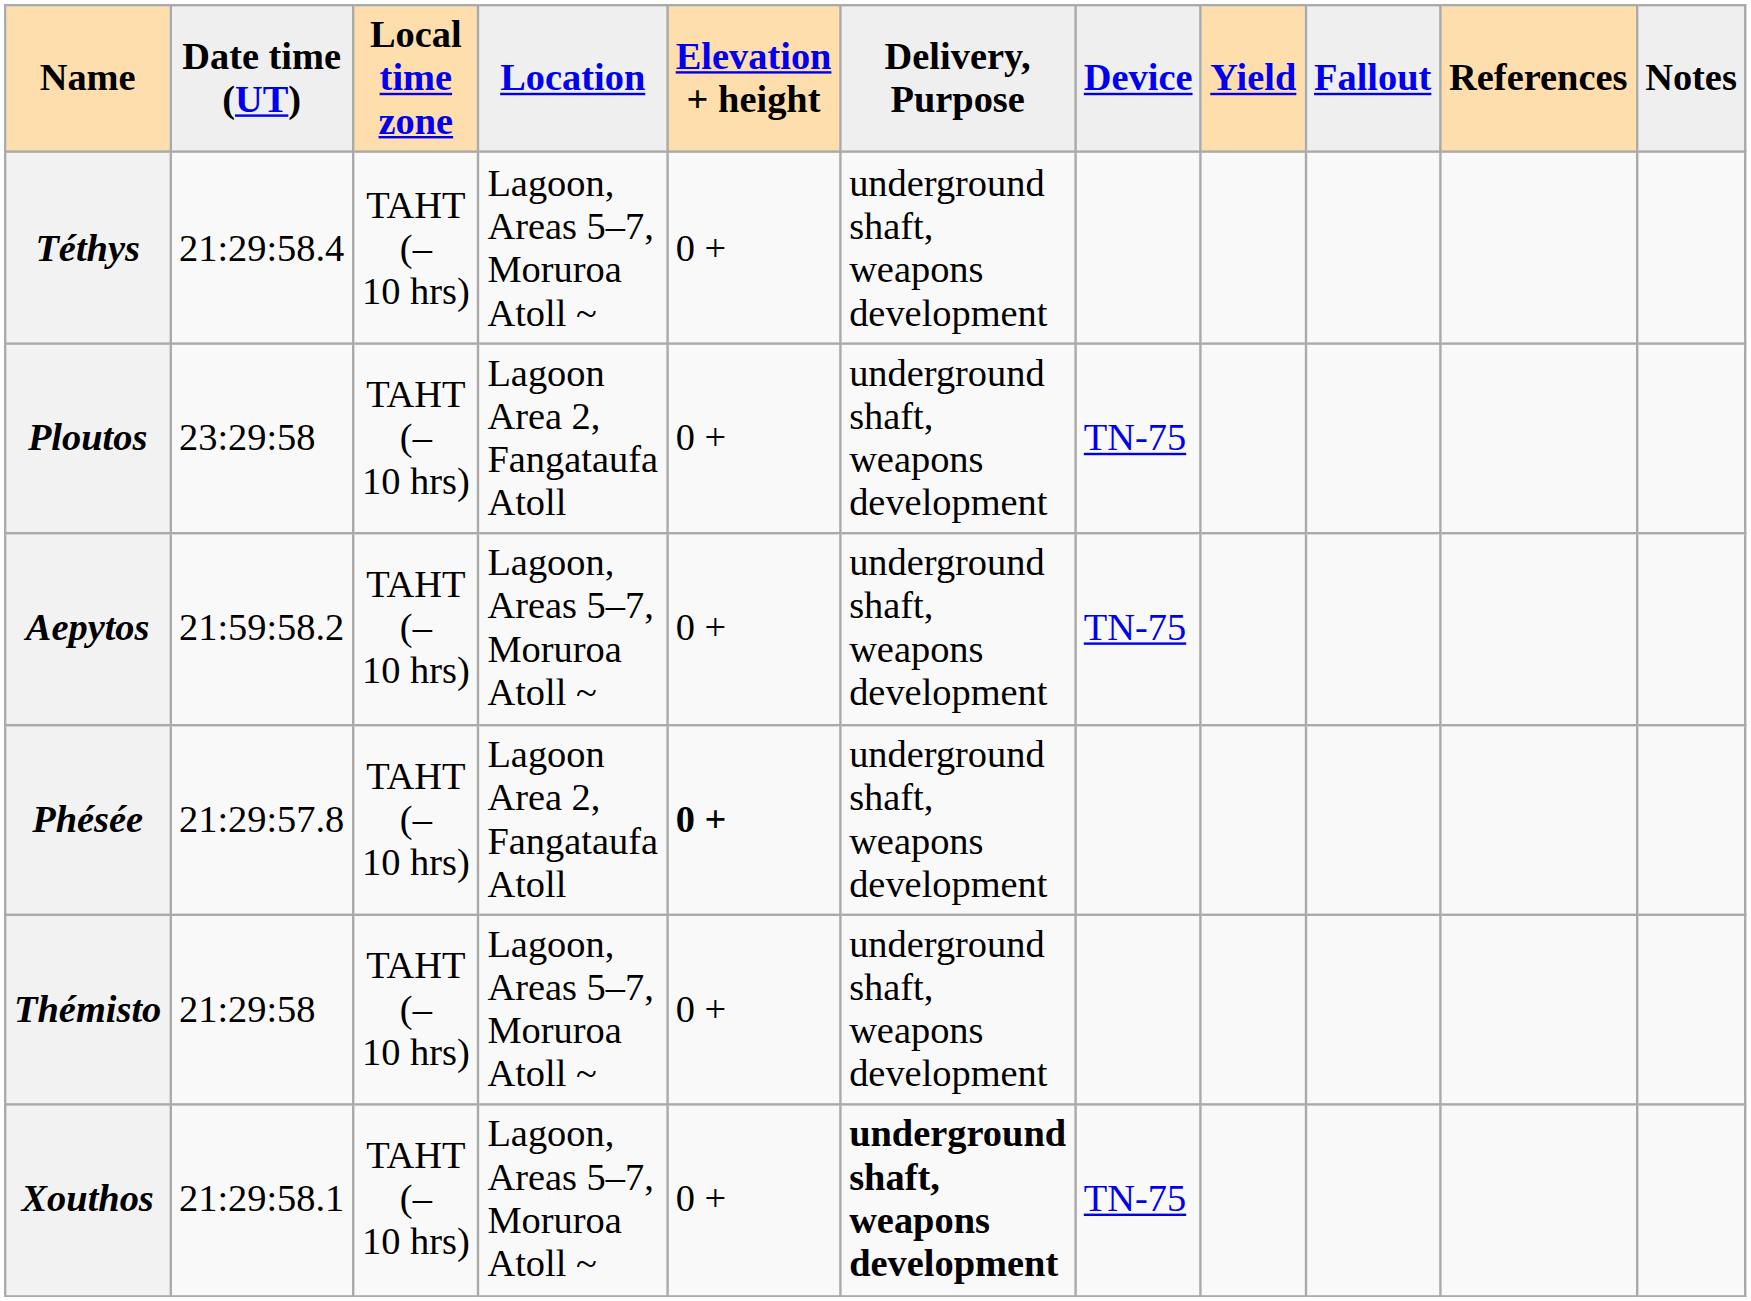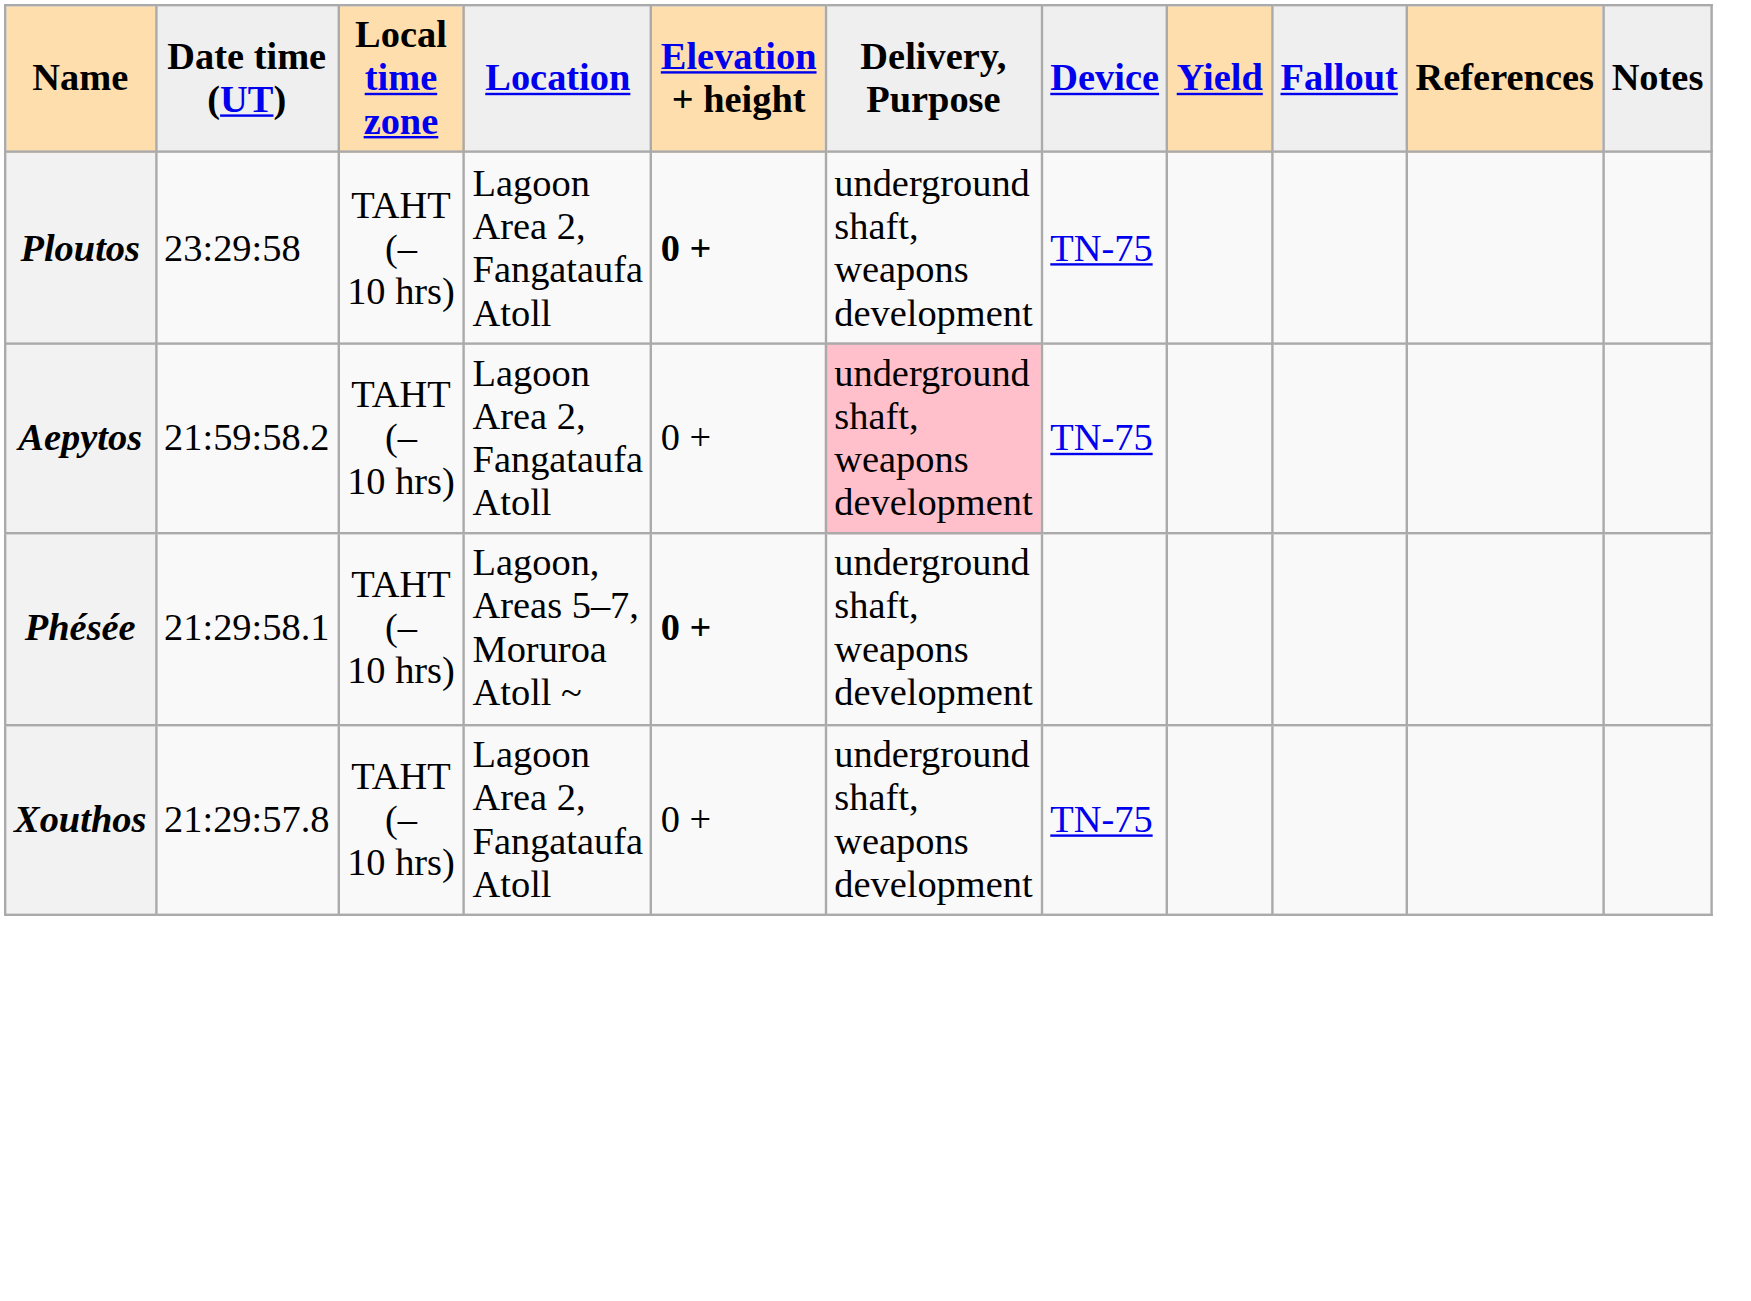- row: (88, 247)
(701, 437) normal -> (686, 247) bold
(571, 628) Lagoon, Areas 5–7, Moruroa Atoll ~ -> (558, 437) Lagoon Area 2, Fangataufa Atoll
(948, 628) no background -> (933, 437) pink background
(262, 818) 21:29:57.8 -> (247, 628) 21:29:58.1
(573, 818) Lagoon Area 2, Fangataufa Atoll -> (556, 628) Lagoon, Areas 5–7, Moruroa Atoll ~
- row: (88, 1009)
(262, 1199) 21:29:58.1 -> (247, 818) 21:29:57.8
(571, 1199) Lagoon, Areas 5–7, Moruroa Atoll ~ -> (558, 818) Lagoon Area 2, Fangataufa Atoll
(958, 1199) bold -> (933, 818) normal
